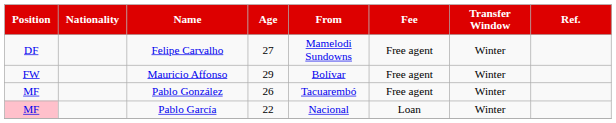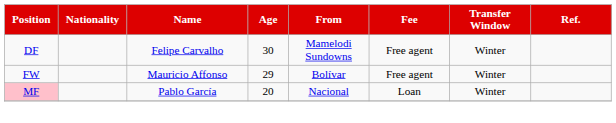(268, 50) 27 -> (268, 50) 30
- row: (187, 91)
(268, 109) 22 -> (268, 91) 20
